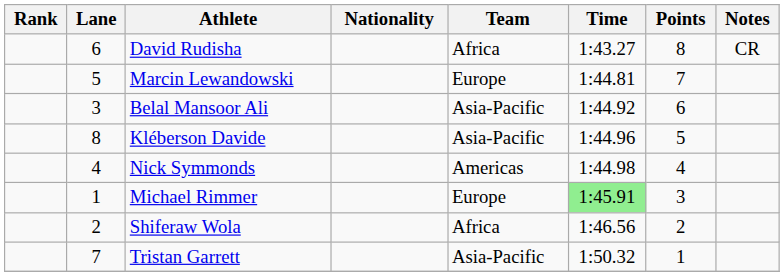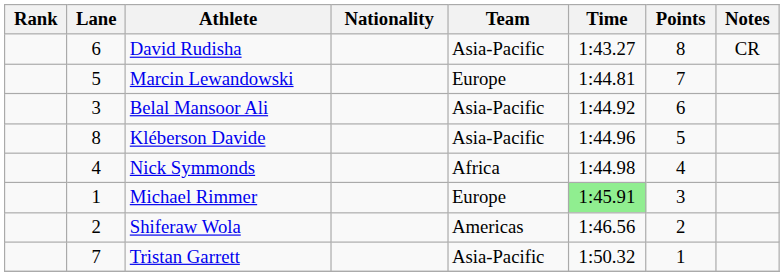(476, 49) Africa -> (498, 49) Asia-Pacific
(488, 167) Americas -> (476, 167) Africa
(476, 227) Africa -> (488, 227) Americas
